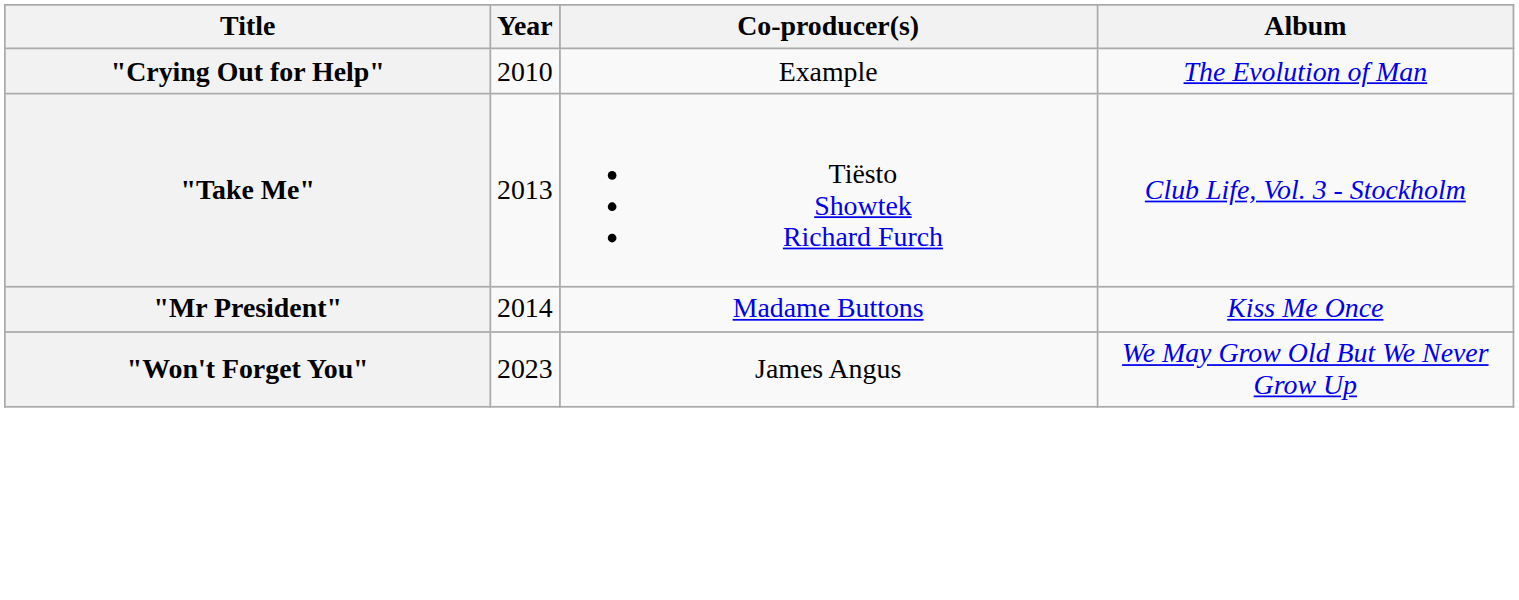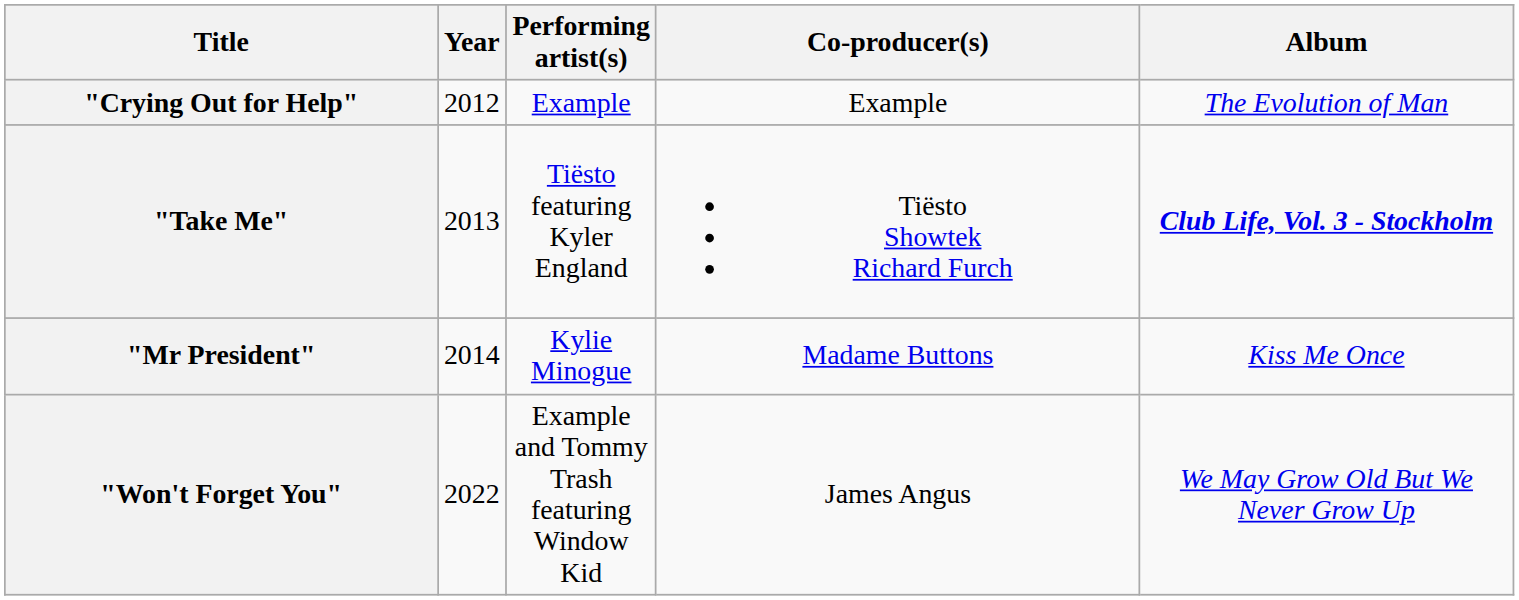+ column: (581, 42)
(525, 70) 2010 -> (472, 102) 2012
(1305, 189) normal -> (1326, 221) bold
(525, 368) 2023 -> (472, 493) 2022
